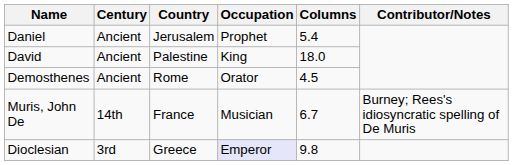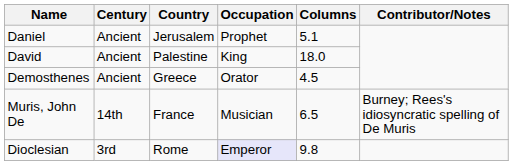(309, 36) 5.4 -> (309, 36) 5.1
(171, 78) Rome -> (175, 78) Greece
(309, 114) 6.7 -> (309, 114) 6.5
(175, 150) Greece -> (171, 150) Rome
